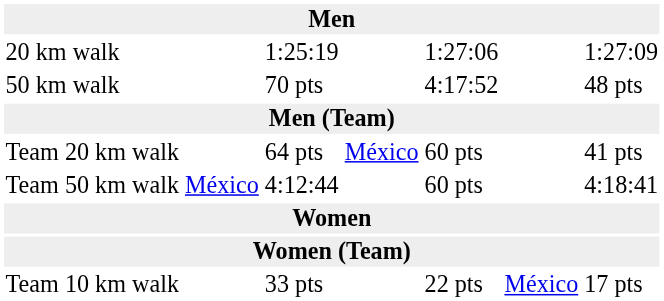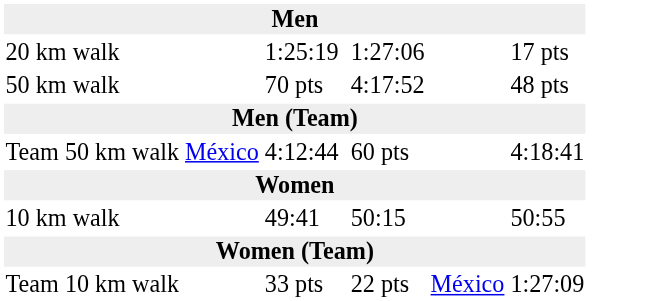(621, 52) 1:27:09 -> (540, 52) 17 pts
- row: (92, 151)
+ row: (63, 218)
(613, 284) 17 pts -> (547, 284) 1:27:09
